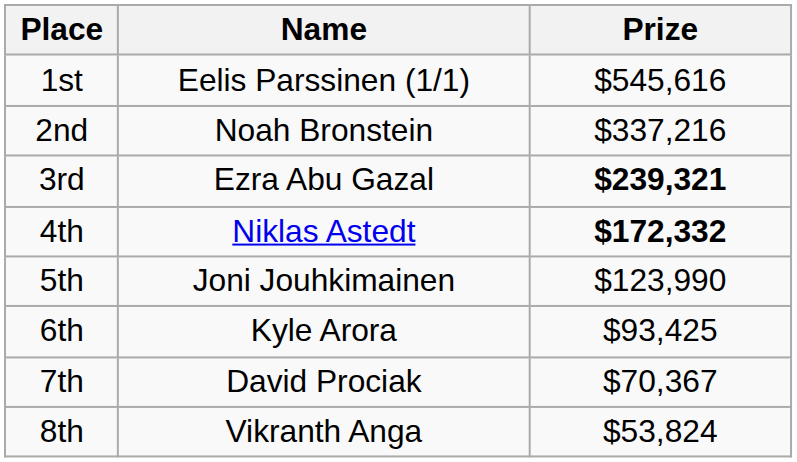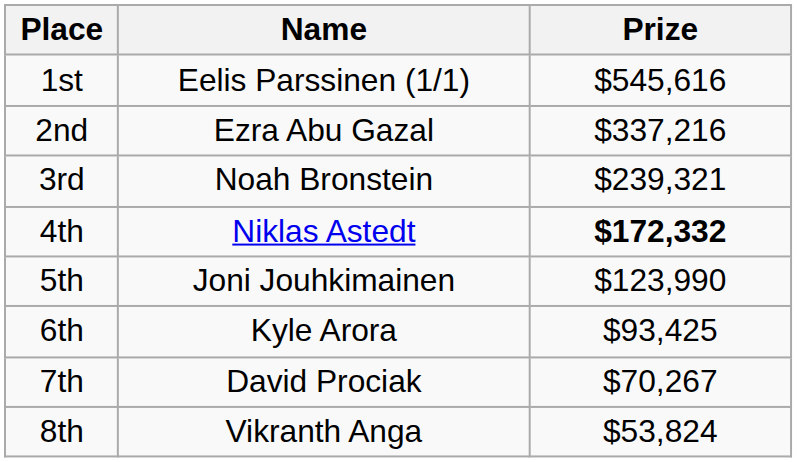(324, 130) Noah Bronstein -> (324, 130) Ezra Abu Gazal
(324, 180) Ezra Abu Gazal -> (324, 180) Noah Bronstein
(660, 180) bold -> (660, 180) normal
(660, 381) $70,367 -> (660, 381) $70,267
